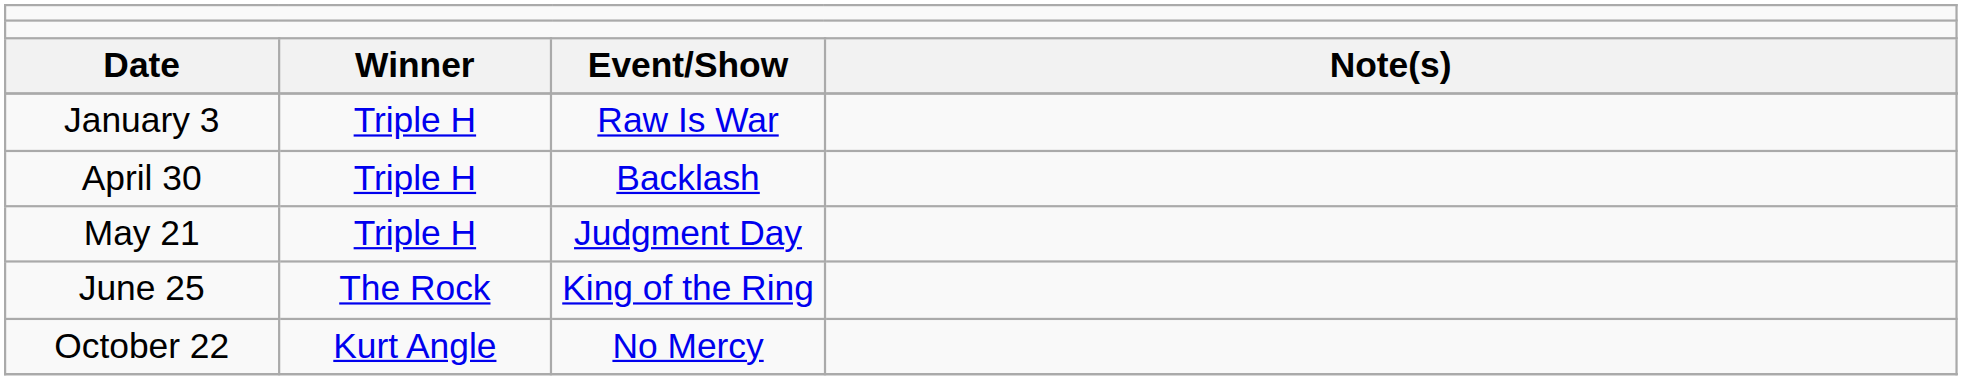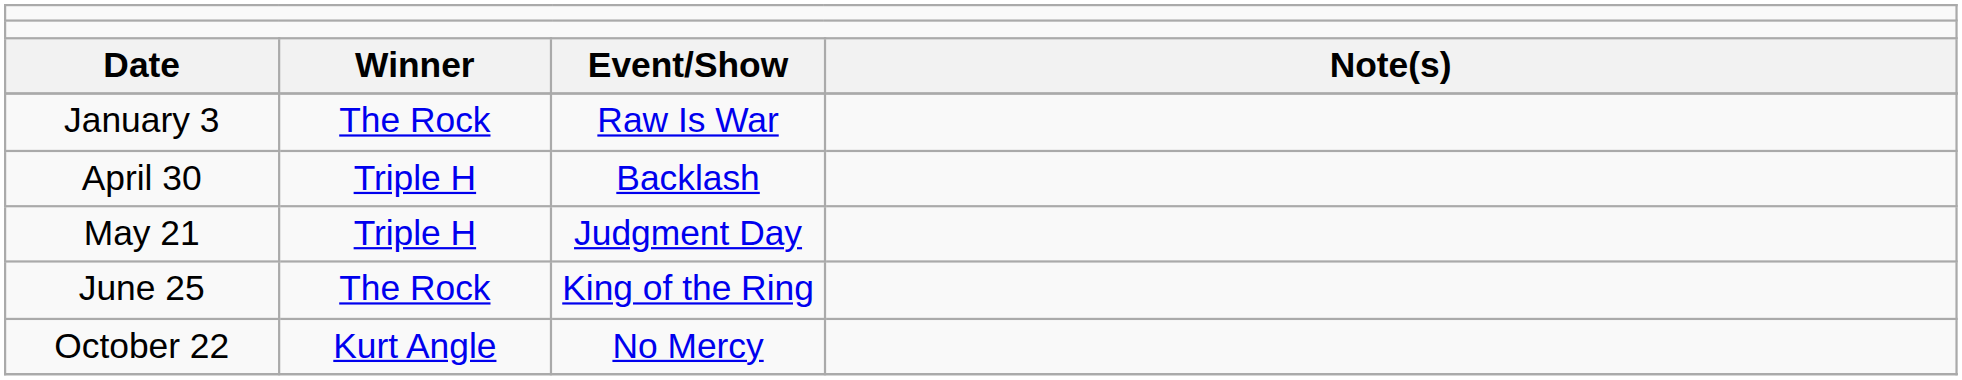(415, 121) Triple H -> (415, 121) The Rock
